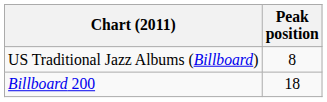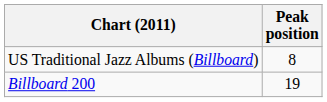(292, 84) 18 -> (292, 84) 19
